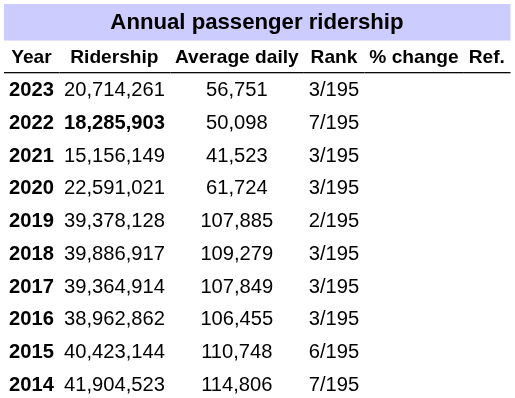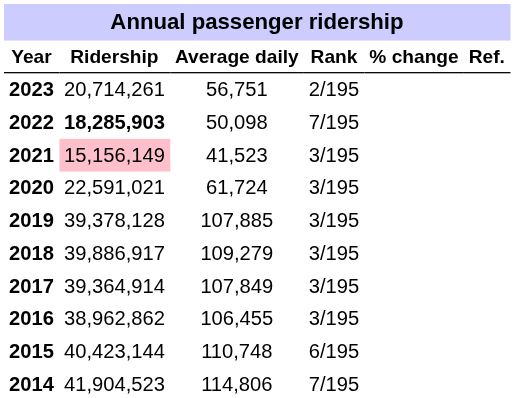(334, 89) 3/195 -> (334, 89) 2/195
(114, 155) no background -> (114, 155) pink background
(334, 220) 2/195 -> (334, 220) 3/195
